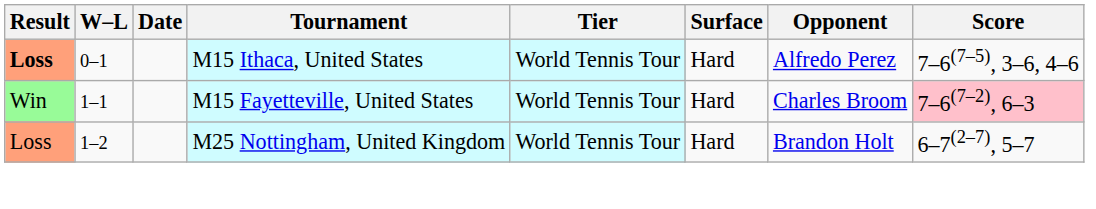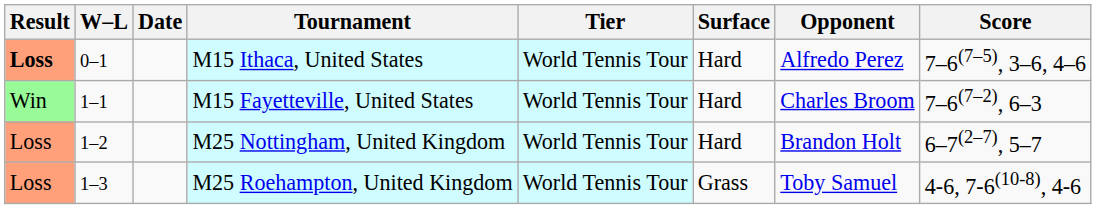(976, 101) pink background -> (983, 101) no background
+ row: (352, 182)
